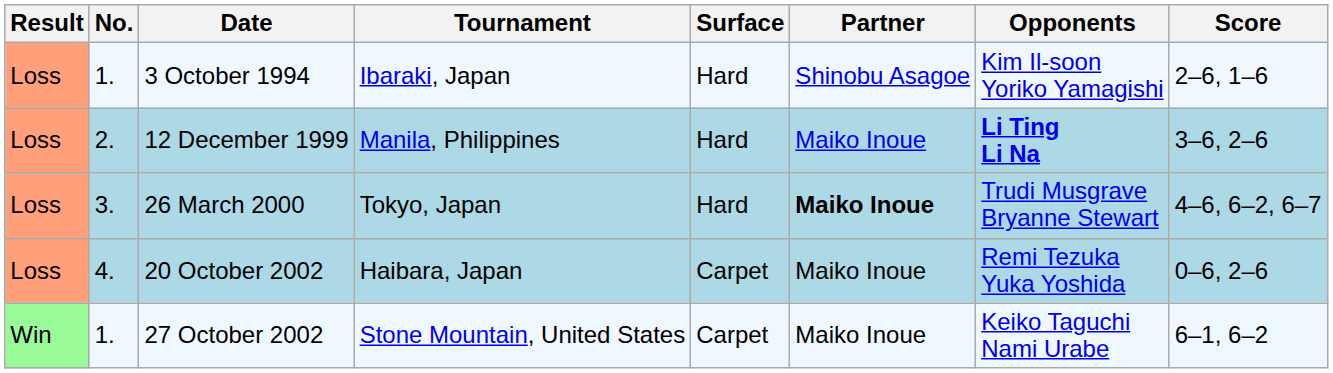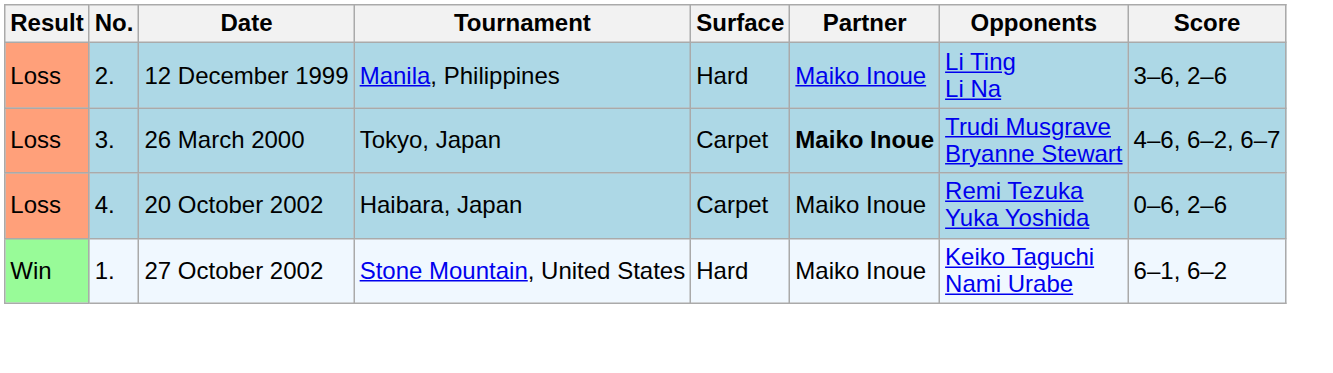- row: (227, 75)
(1020, 140) bold -> (980, 75) normal
(722, 205) Hard -> (732, 140) Carpet
(732, 335) Carpet -> (722, 270) Hard
